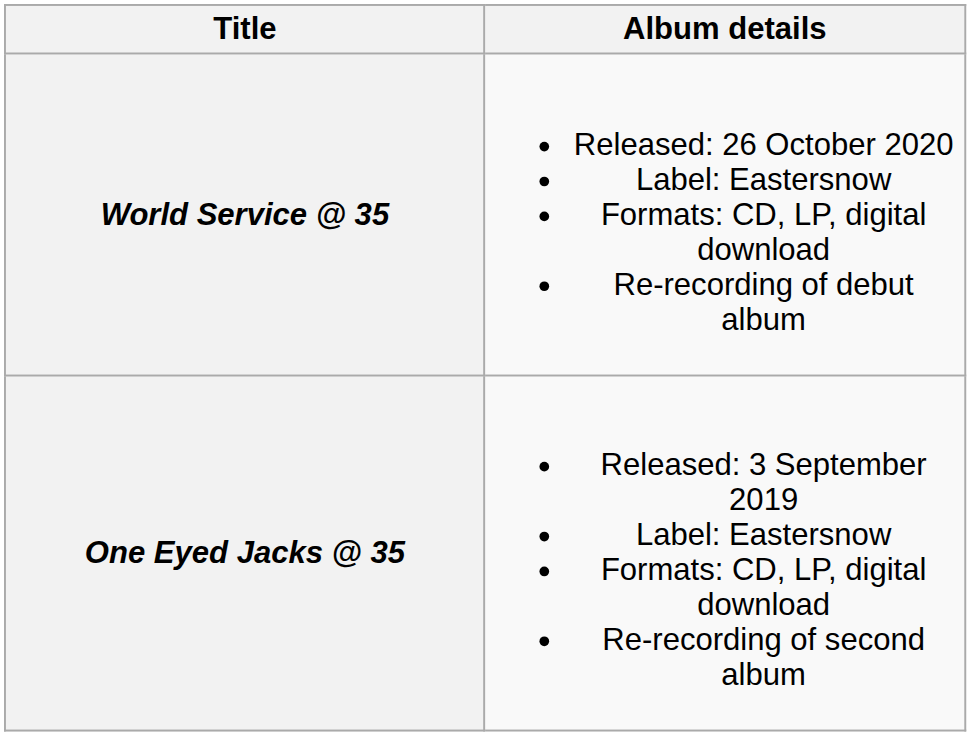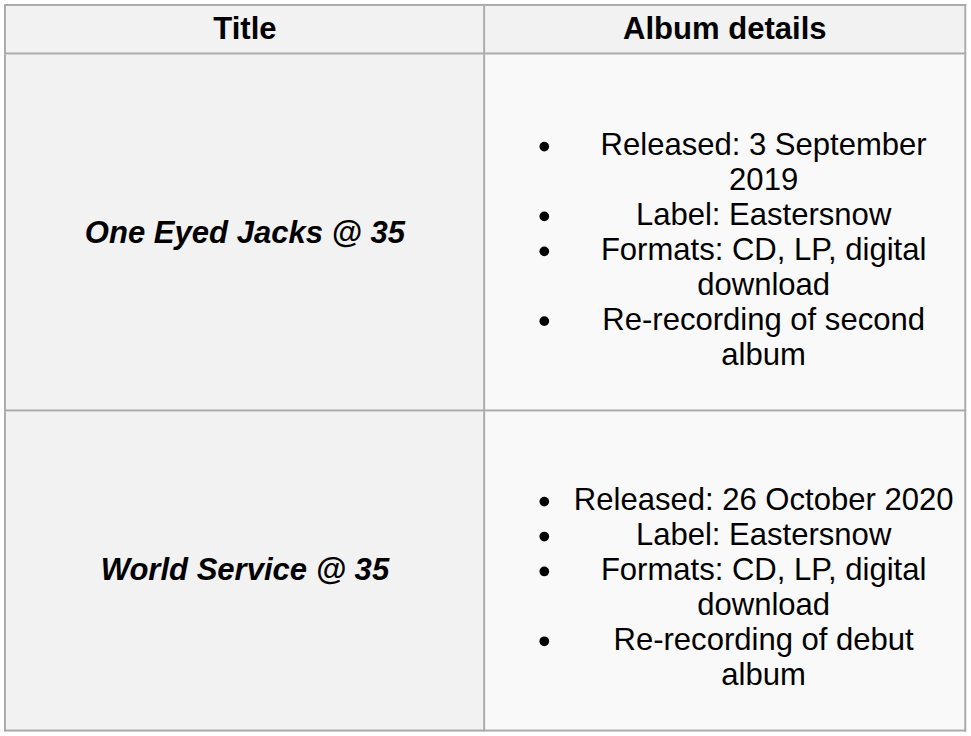rows swapped: (245, 552) <-> (245, 214)
